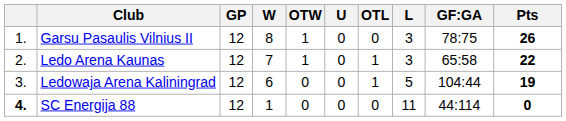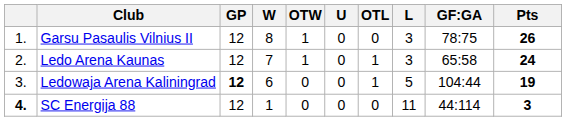(527, 60) 22 -> (527, 60) 24
(236, 82) normal -> (236, 82) bold
(528, 104) 0 -> (528, 104) 3
